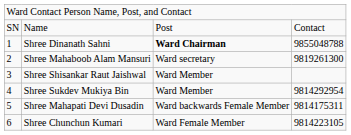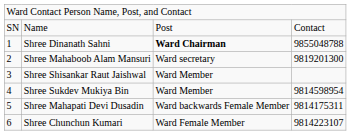(319, 59) 9819261300 -> (319, 59) 9819201300
(319, 91) 9814292954 -> (319, 91) 9814598954
(319, 122) 9814223105 -> (319, 122) 9814223107
